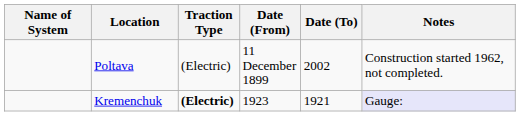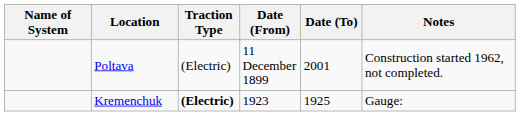(317, 65) 2002 -> (317, 65) 2001
(317, 100) 1921 -> (317, 100) 1925
(384, 100) lavender background -> (384, 100) no background
